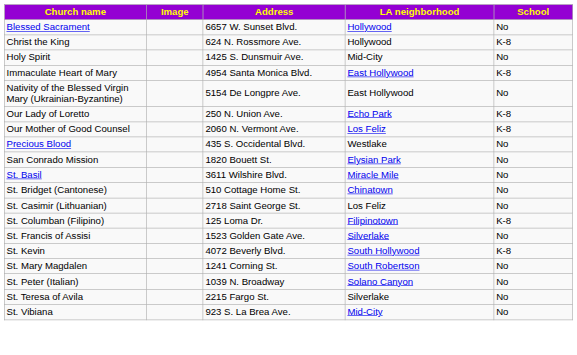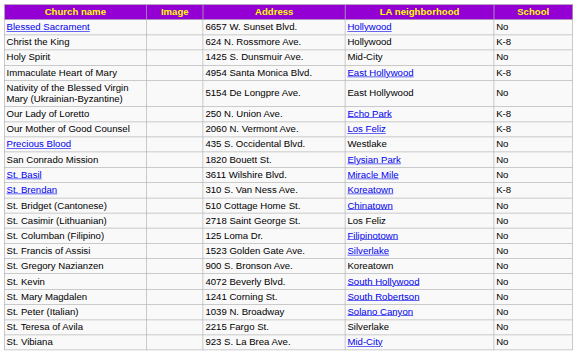+ row: (32, 190)
(504, 220) K-8 -> (502, 236) No
+ row: (55, 266)
(504, 251) K-8 -> (502, 281) No
